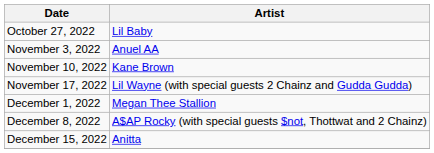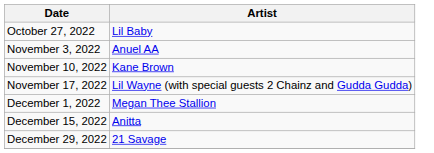- row: (54, 121)
+ row: (57, 139)
